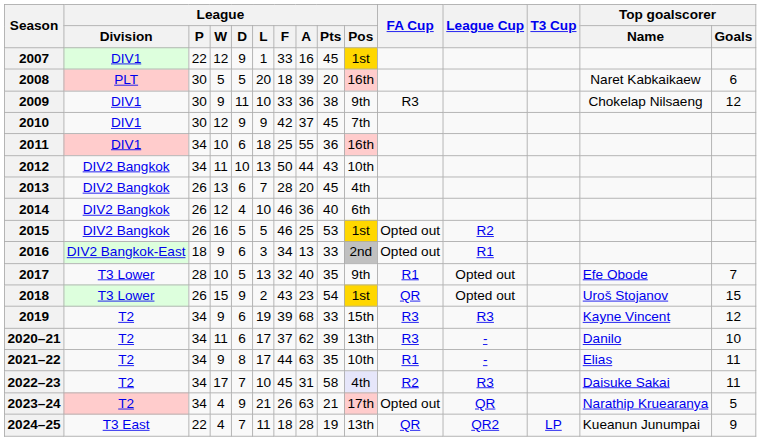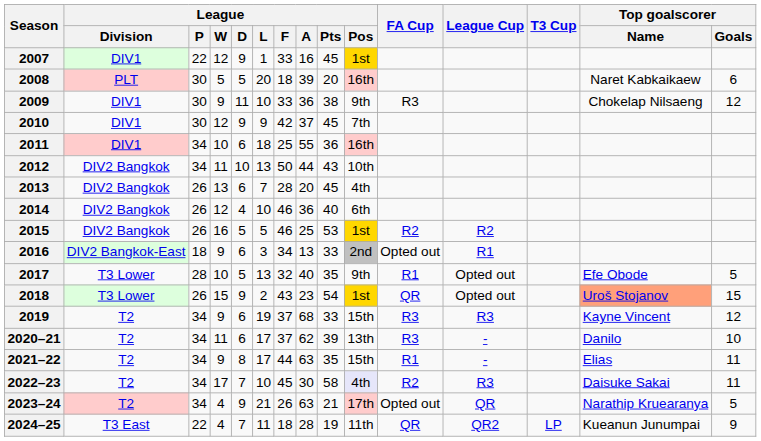(410, 230) Opted out -> (410, 230) R2
(733, 274) 7 -> (733, 274) 5
(625, 295) no background -> (625, 295) lightsalmon background
(285, 317) 39 -> (285, 317) 37
(361, 360) 10th -> (361, 360) 15th
(306, 381) 31 -> (306, 381) 30
(361, 425) 13th -> (361, 425) 11th
